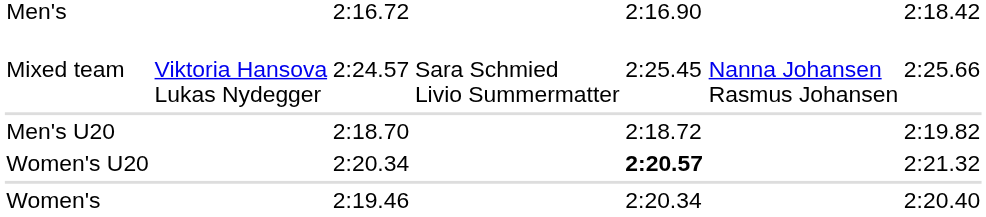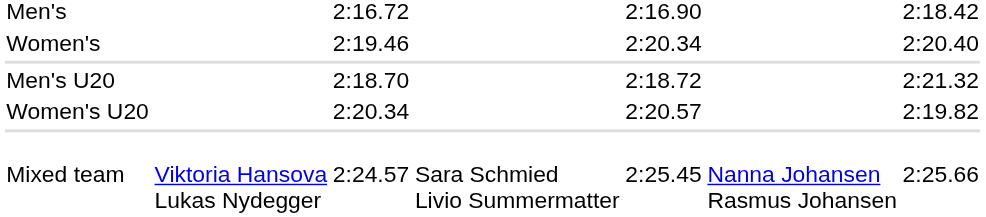rows swapped: (53, 200) <-> (65, 69)
(942, 132) 2:19.82 -> (941, 80) 2:21.32
(664, 163) bold -> (663, 112) normal
(942, 163) 2:21.32 -> (941, 112) 2:19.82
